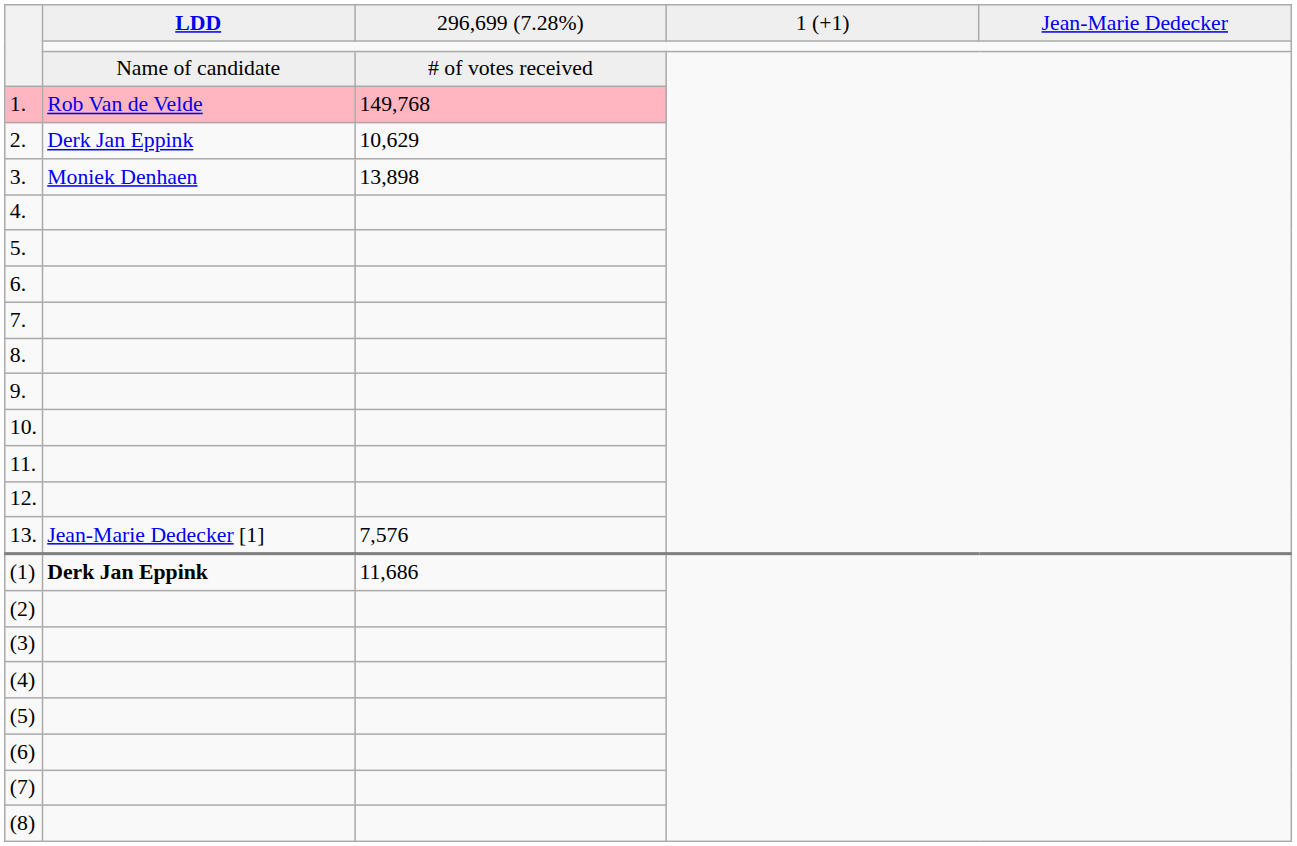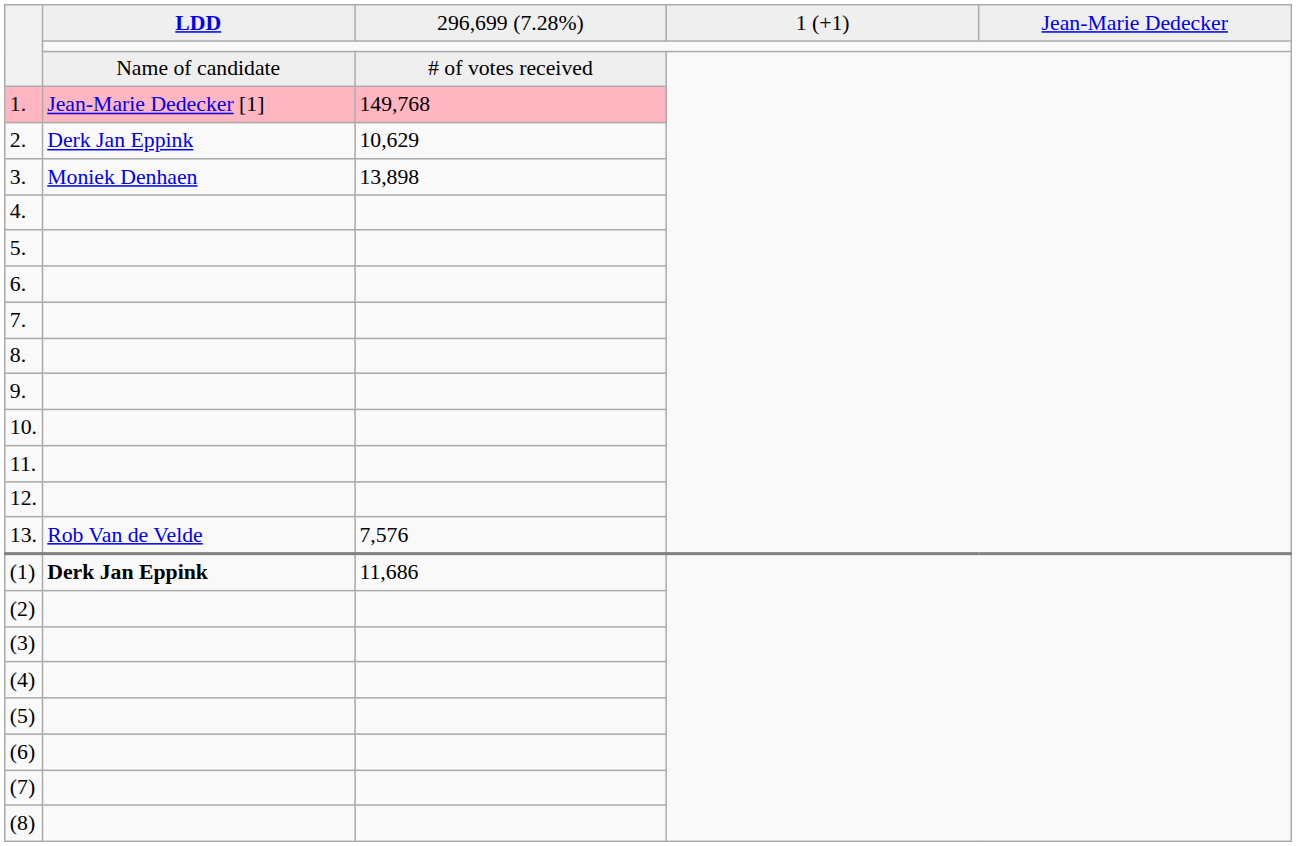(125, 104) Rob Van de Velde -> (156, 104) Jean-Marie Dedecker [1]
(156, 535) Jean-Marie Dedecker [1] -> (125, 535) Rob Van de Velde
